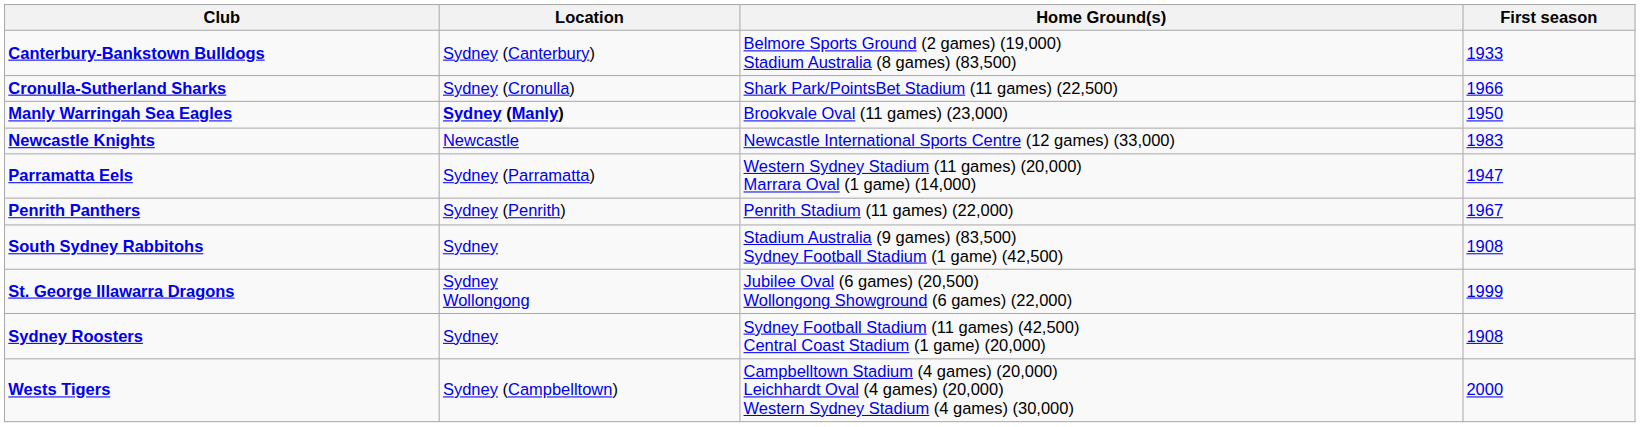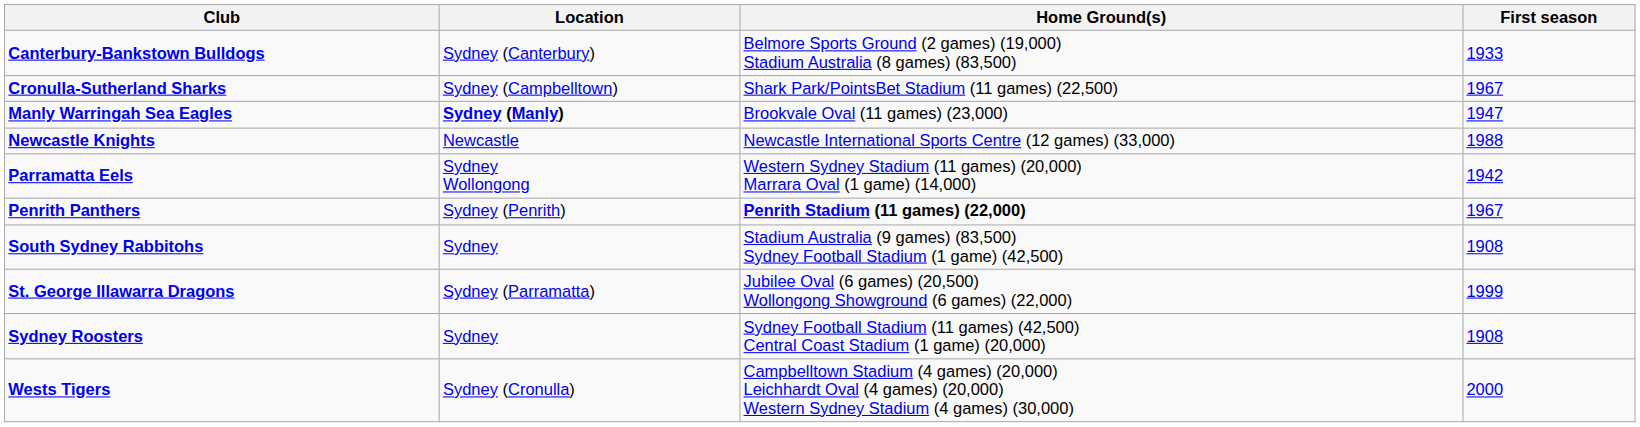(509, 88) Sydney (Cronulla) -> (530, 88) Sydney (Campbelltown)
(1485, 88) 1966 -> (1485, 88) 1967
(1485, 114) 1950 -> (1485, 114) 1947
(1485, 140) 1983 -> (1485, 140) 1988
(519, 176) Sydney (Parramatta) -> (486, 176) Sydney Wollongong
(1485, 176) 1947 -> (1485, 176) 1942
(879, 211) normal -> (885, 211) bold
(486, 291) Sydney Wollongong -> (519, 291) Sydney (Parramatta)
(530, 390) Sydney (Campbelltown) -> (509, 390) Sydney (Cronulla)
